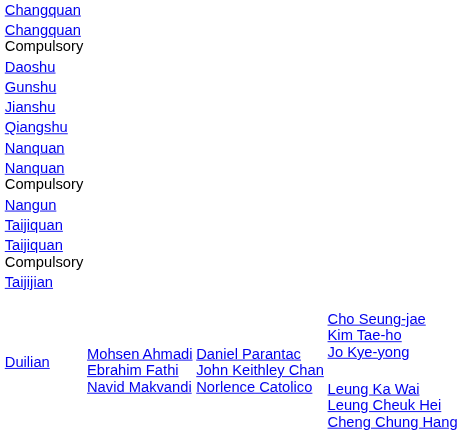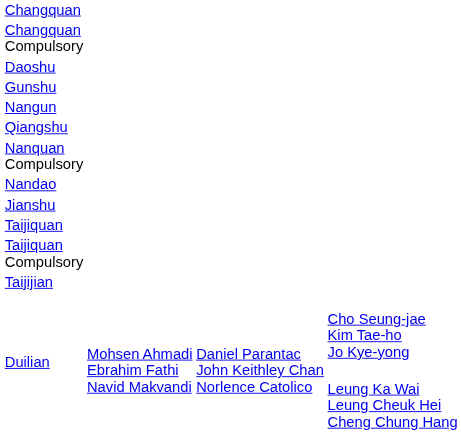rows swapped: (30, 107) <-> (31, 205)
- row: (35, 148)
+ row: (31, 184)
